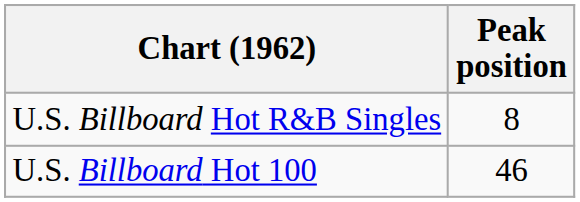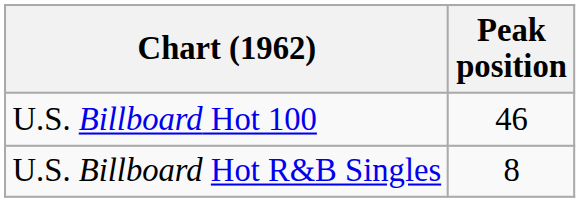rows swapped: (165, 170) <-> (227, 118)
